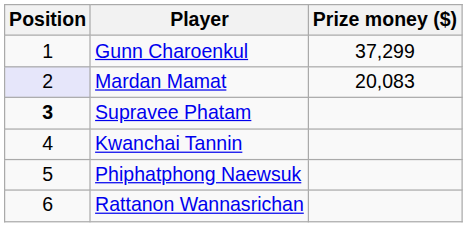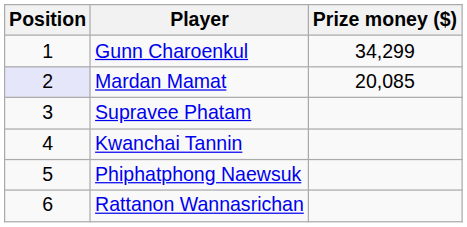(385, 50) 37,299 -> (385, 50) 34,299
(385, 81) 20,083 -> (385, 81) 20,085
(48, 112) bold -> (48, 112) normal
